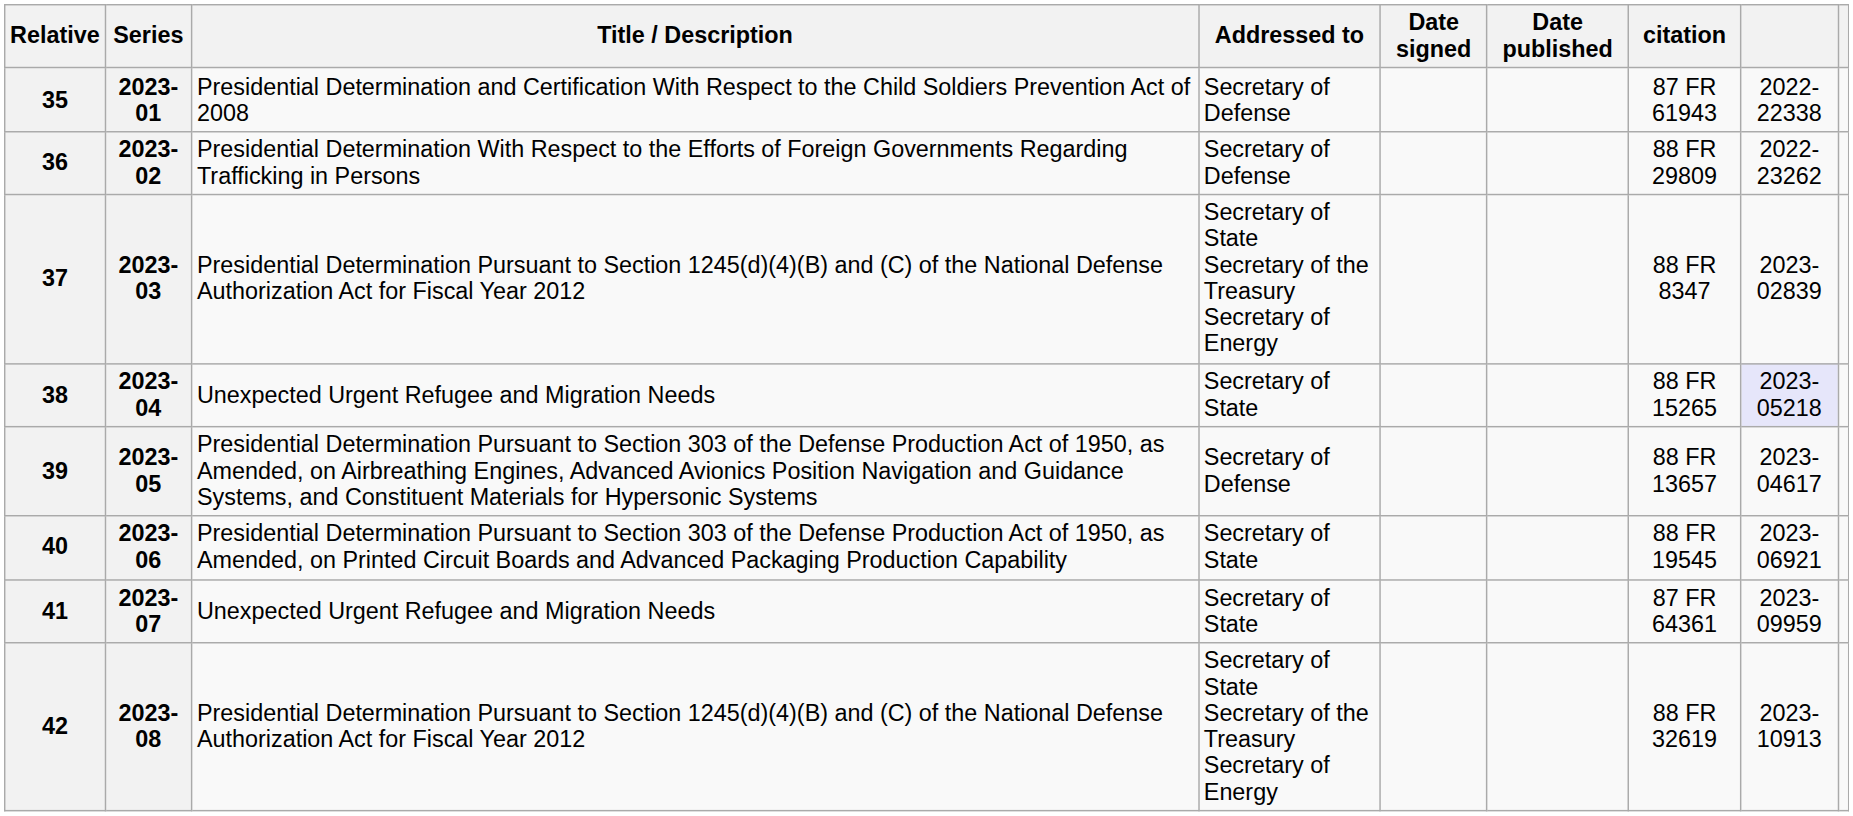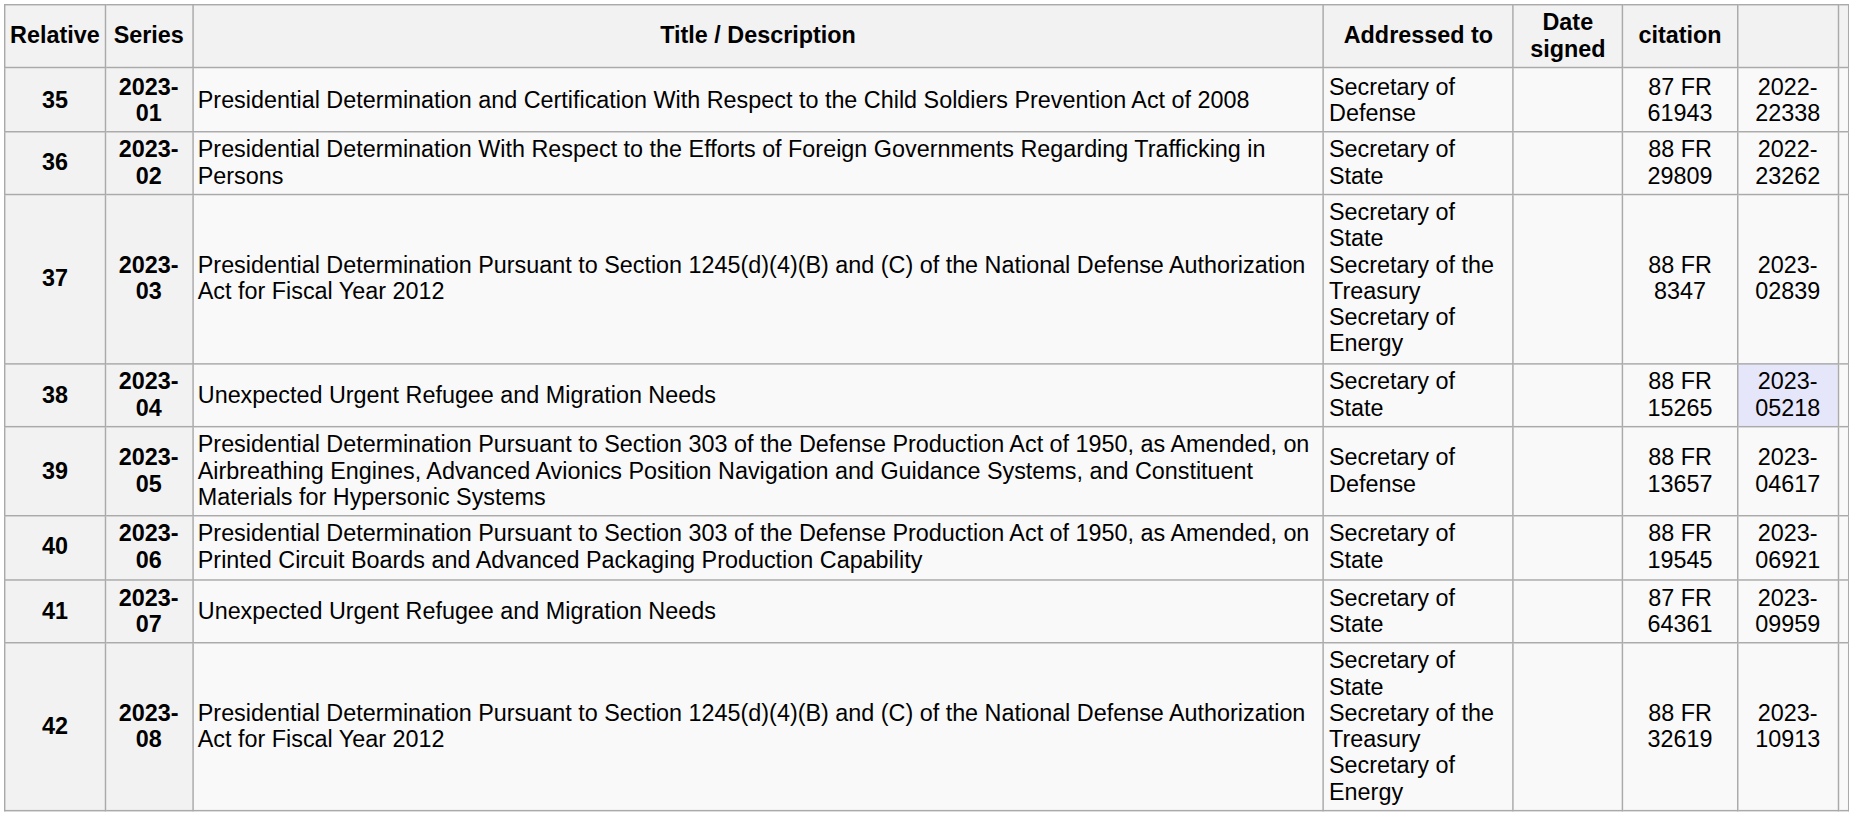- column: (1558, 36)
(1267, 162) Secretary of Defense -> (1392, 162) Secretary of State
